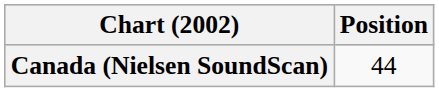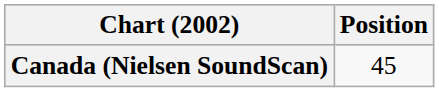(384, 65) 44 -> (384, 65) 45
